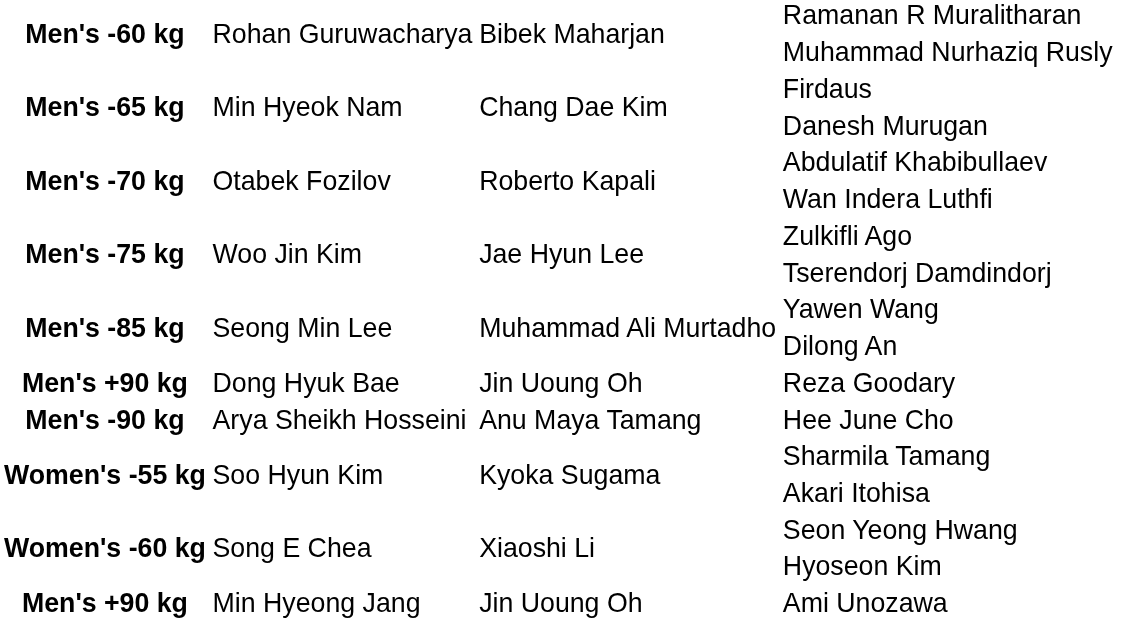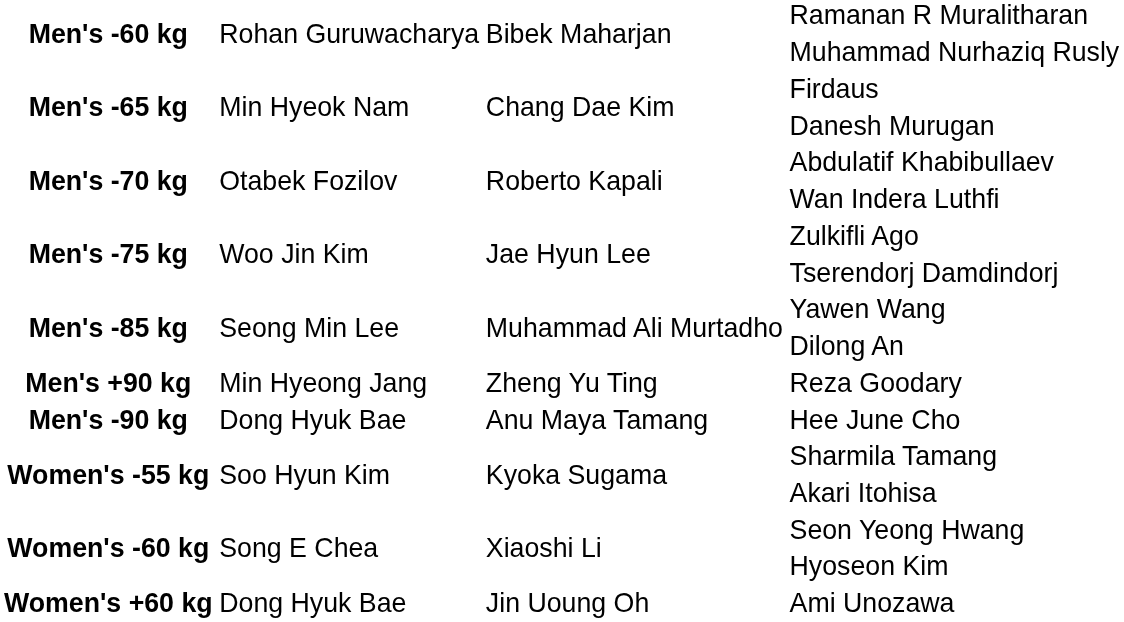(306, 383) Dong Hyuk Bae -> (323, 383) Min Hyeong Jang
(561, 383) Jin Uoung Oh -> (572, 383) Zheng Yu Ting
(340, 419) Arya Sheikh Hosseini -> (313, 419) Dong Hyuk Bae
(105, 603) Men's +90 kg -> (108, 603) Women's +60 kg
(317, 603) Min Hyeong Jang -> (313, 603) Dong Hyuk Bae
